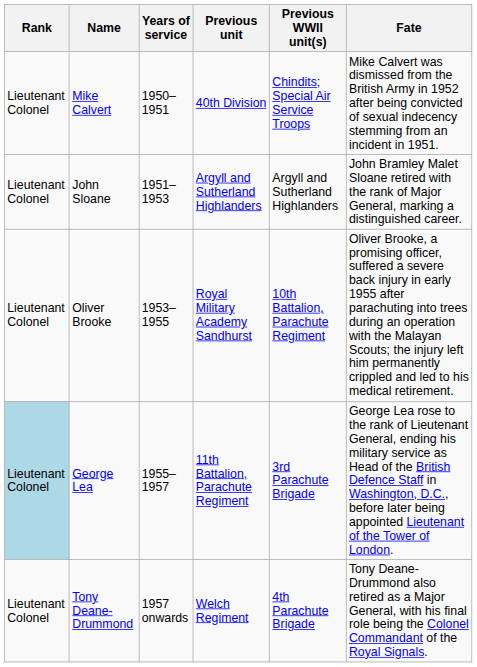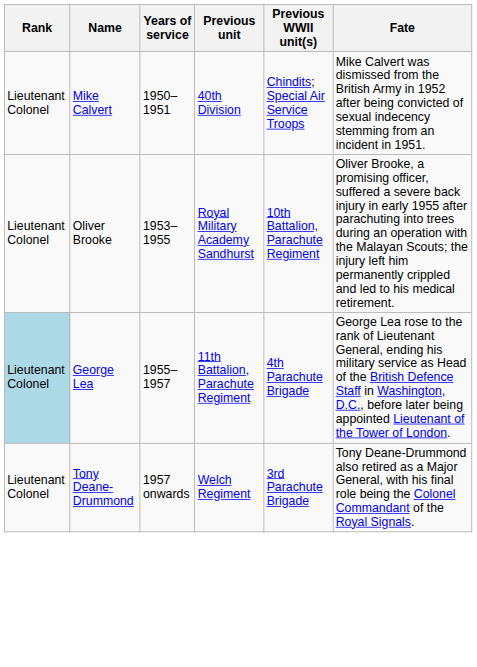- row: (91, 191)
(300, 480) 3rd Parachute Brigade -> (295, 377) 4th Parachute Brigade
(300, 610) 4th Parachute Brigade -> (295, 487) 3rd Parachute Brigade
